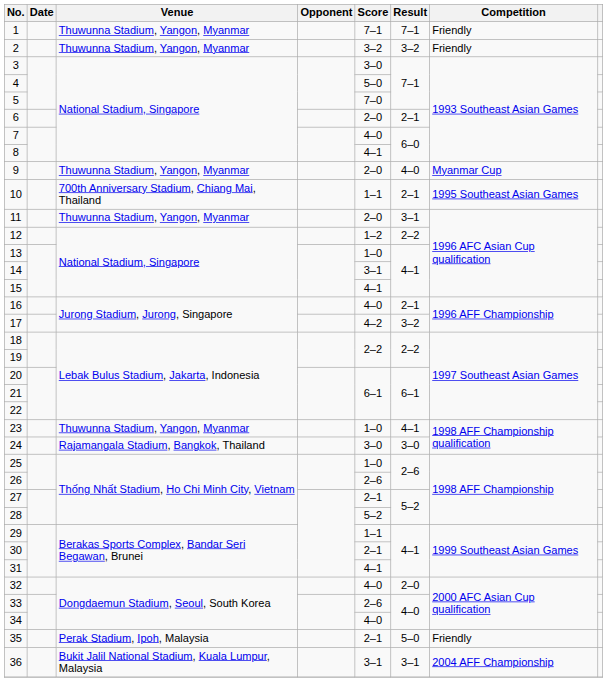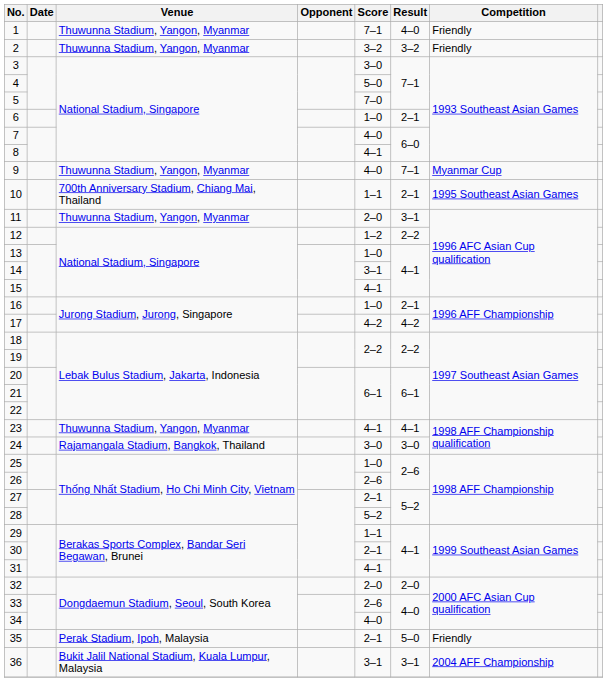(410, 30) 7–1 -> (410, 30) 4–0
(373, 118) 2–0 -> (373, 118) 1–0
(373, 170) 2–0 -> (373, 170) 4–0
(410, 170) 4–0 -> (410, 170) 7–1
(373, 305) 4–0 -> (373, 305) 1–0
(410, 323) 3–2 -> (410, 323) 4–2
(373, 428) 1–0 -> (373, 428) 4–1
(373, 585) 4–0 -> (373, 585) 2–0
